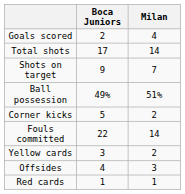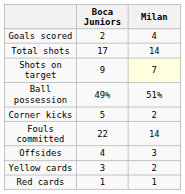(154, 70) no background -> (154, 70) lightyellow background
rows swapped: (40, 168) <-> (40, 153)
